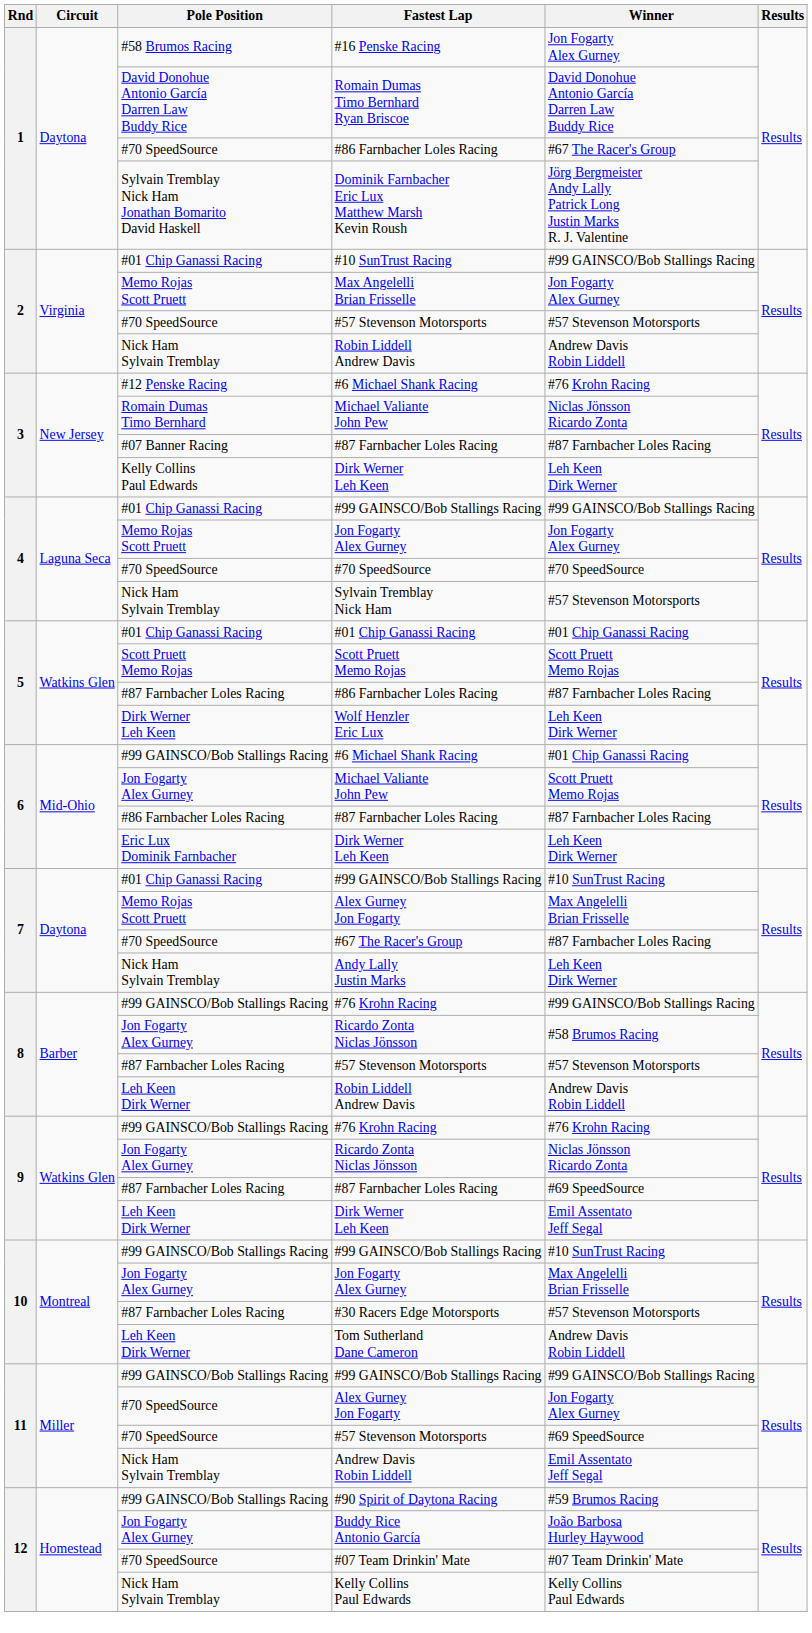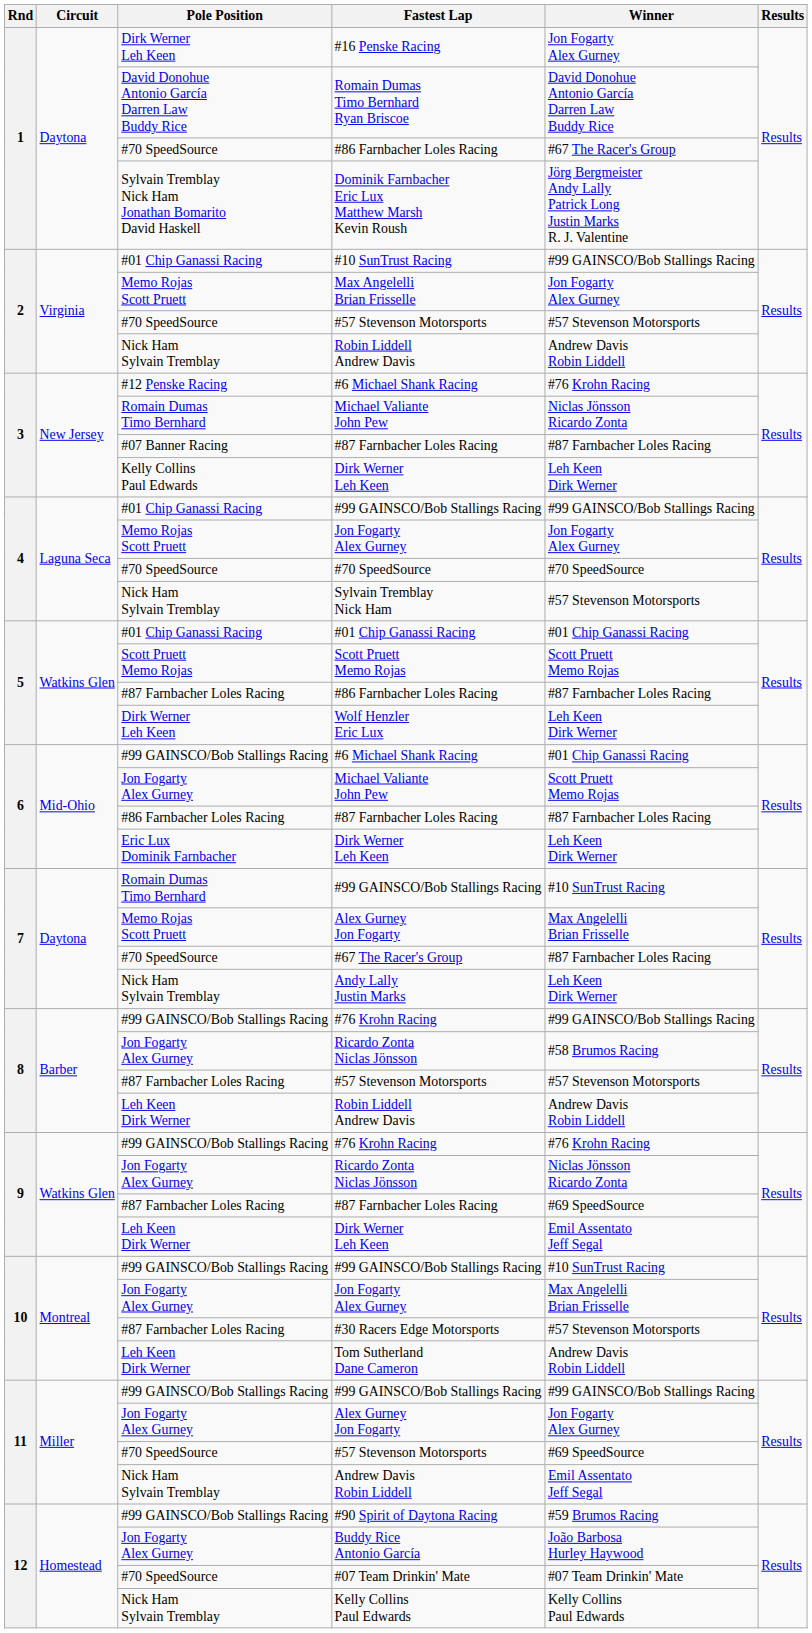(177, 47) #58 Brumos Racing -> (156, 47) Dirk Werner Leh Keen
(192, 880) #01 Chip Ganassi Racing -> (164, 888) Romain Dumas Timo Bernhard
(169, 1406) #70 SpeedSource -> (157, 1422) Jon Fogarty Alex Gurney
